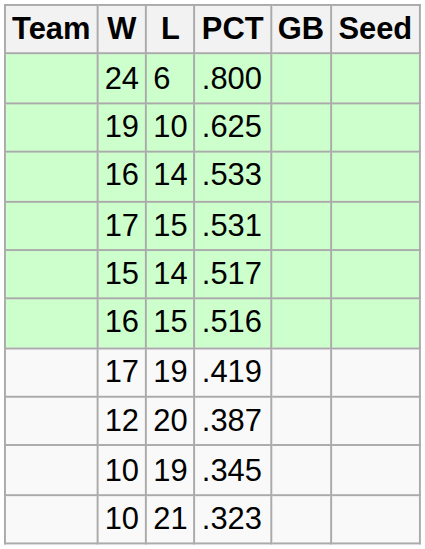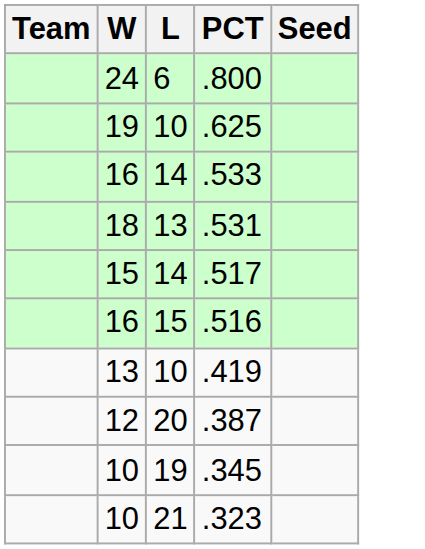- column: (301, 28)
(122, 224) 17 -> (122, 224) 18
(170, 224) 15 -> (170, 224) 13
(122, 371) 17 -> (122, 371) 13
(170, 371) 19 -> (170, 371) 10
